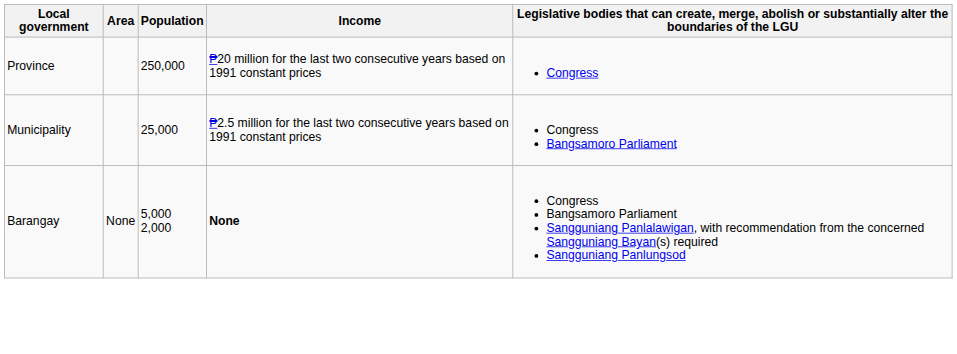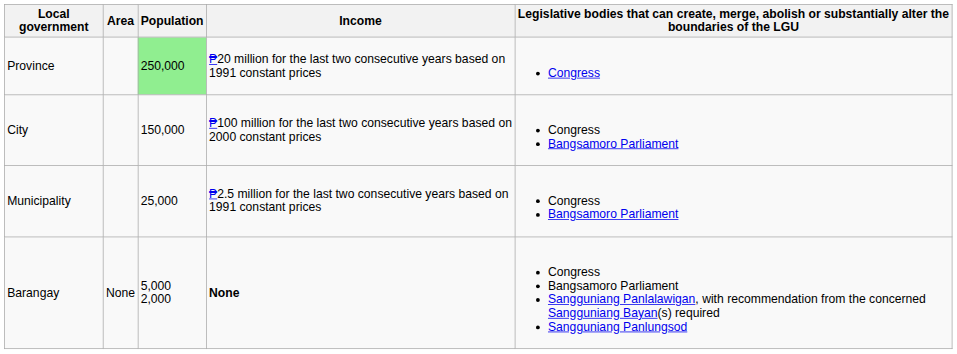(163, 66) no background -> (163, 66) lightgreen background
+ row: (18, 130)
